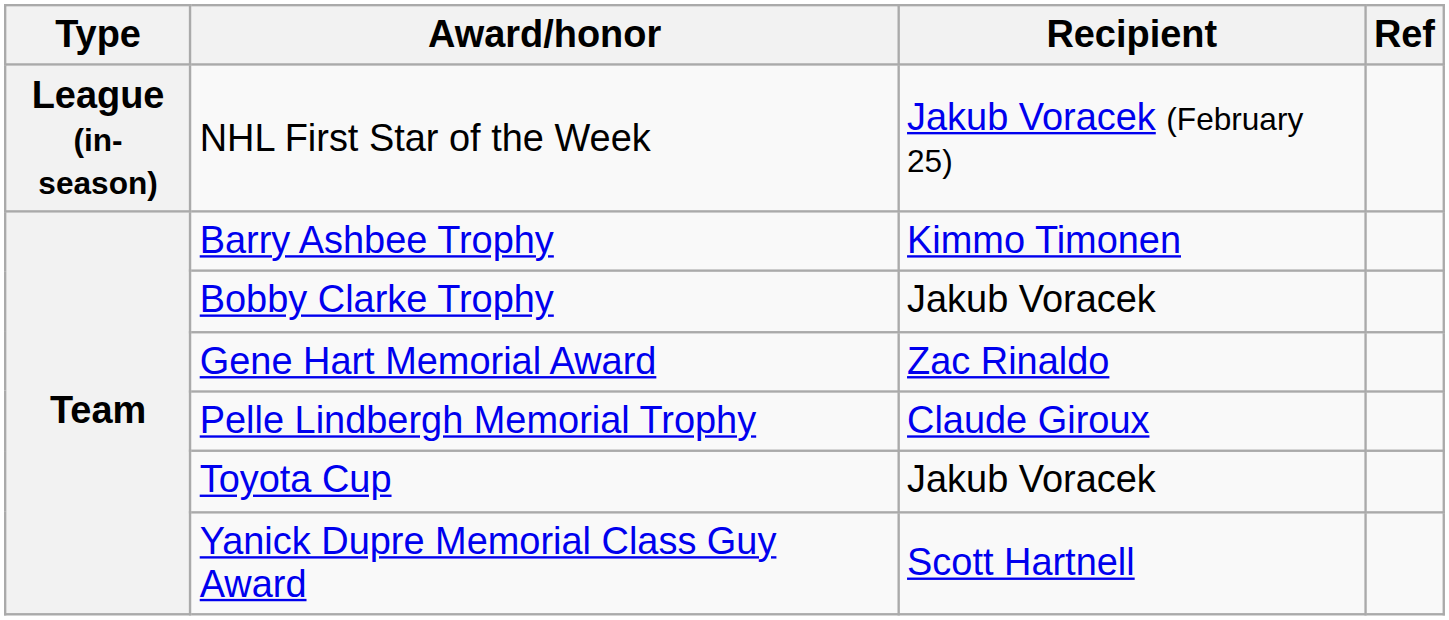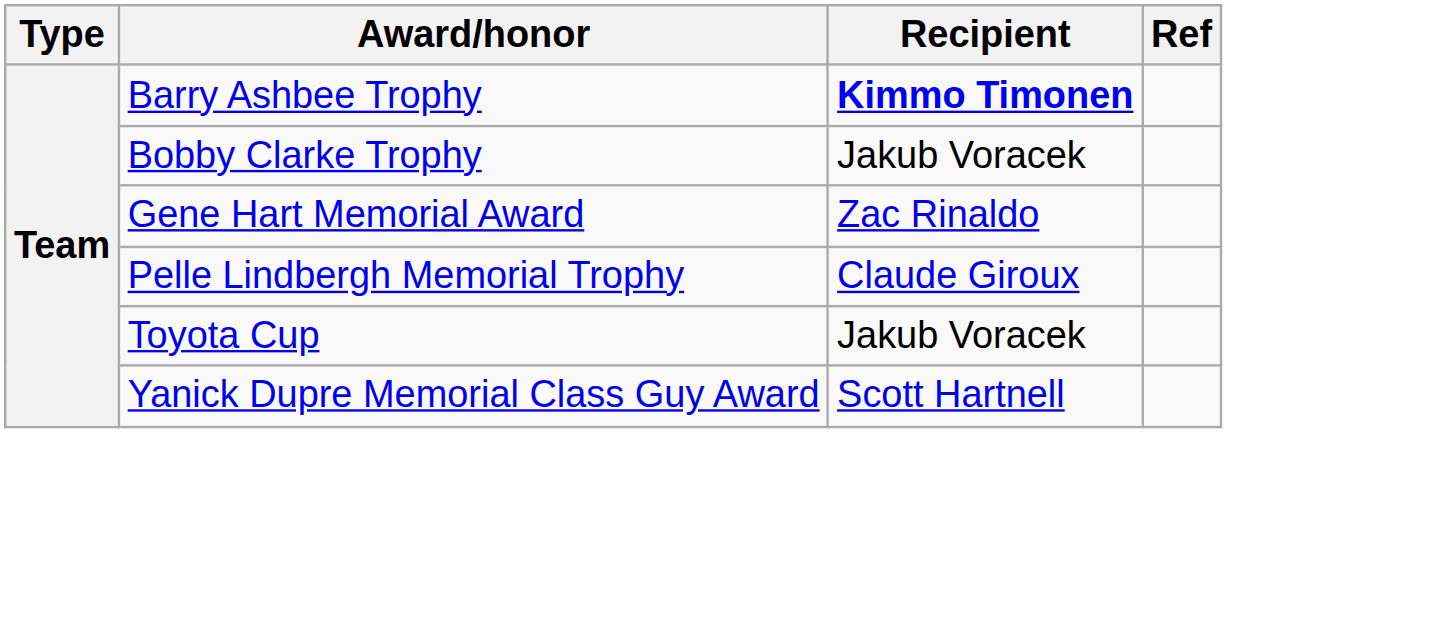- row: (425, 137)
(1044, 240) normal -> (985, 94) bold
